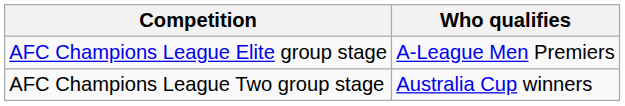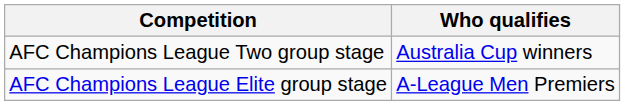rows swapped: (198, 52) <-> (197, 84)
